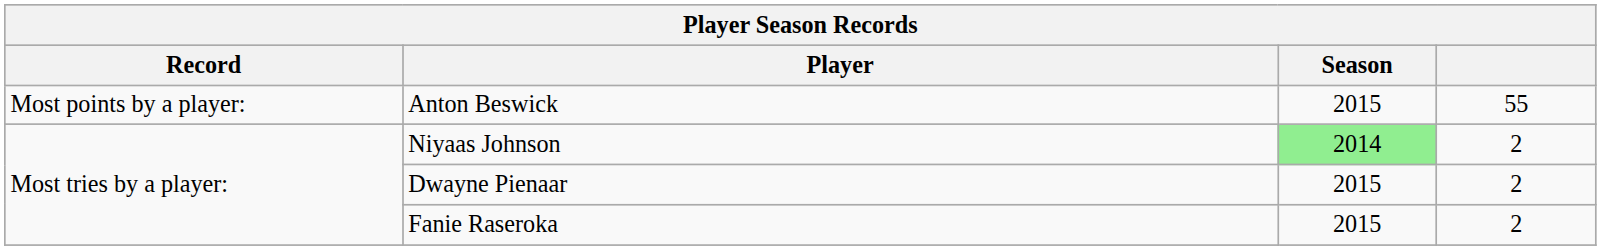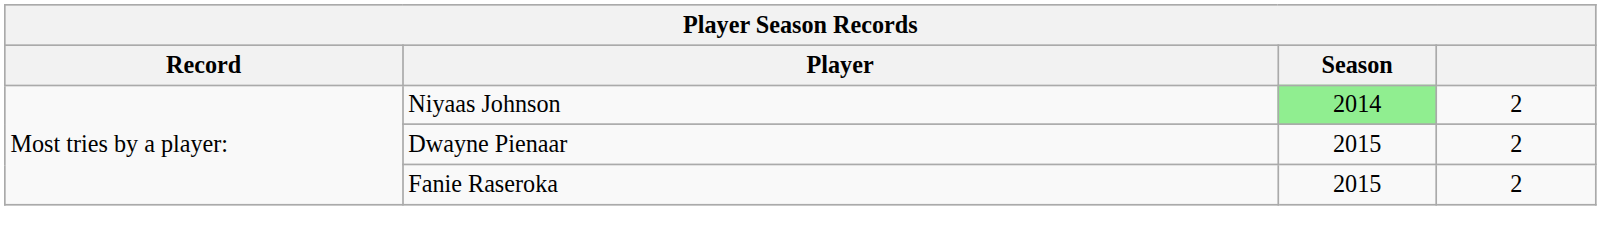- row: (483, 104)
